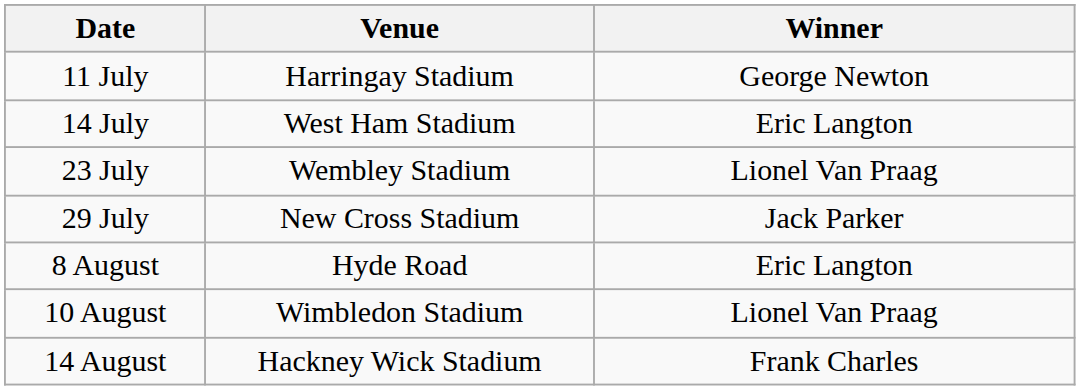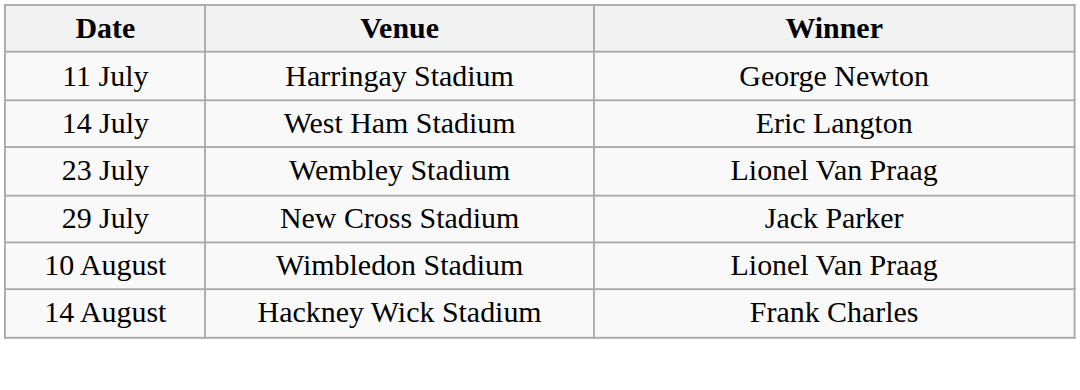- row: (105, 265)
